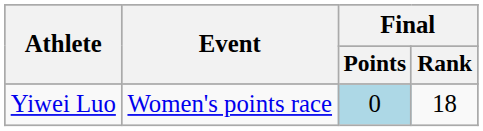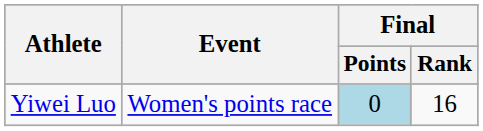(445, 104) 18 -> (445, 104) 16
